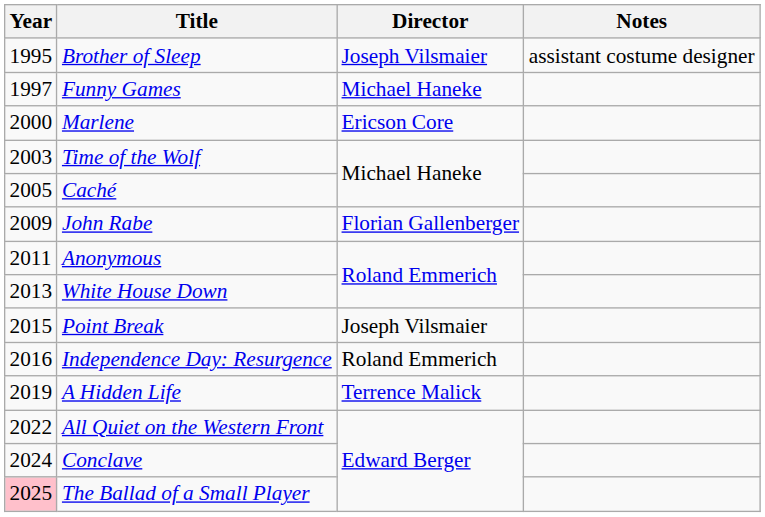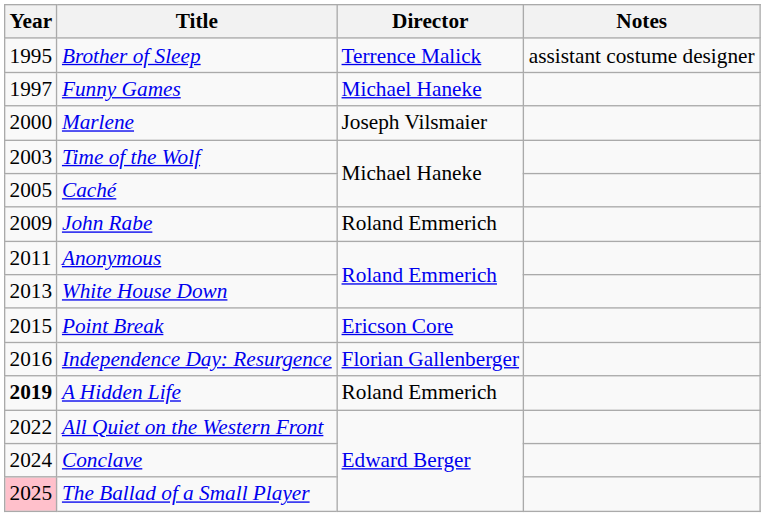(414, 55) Joseph Vilsmaier -> (411, 55) Terrence Malick
(397, 122) Ericson Core -> (414, 122) Joseph Vilsmaier
(430, 223) Florian Gallenberger -> (419, 223) Roland Emmerich
(414, 325) Joseph Vilsmaier -> (397, 325) Ericson Core
(419, 358) Roland Emmerich -> (430, 358) Florian Gallenberger
(31, 392) normal -> (31, 392) bold
(411, 392) Terrence Malick -> (419, 392) Roland Emmerich
